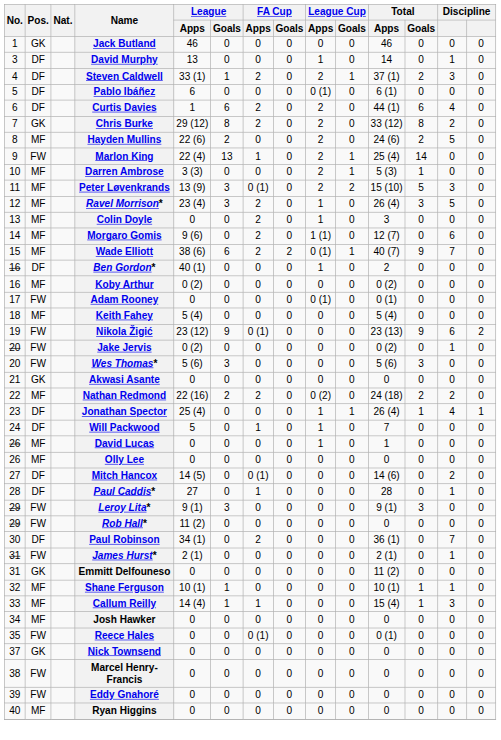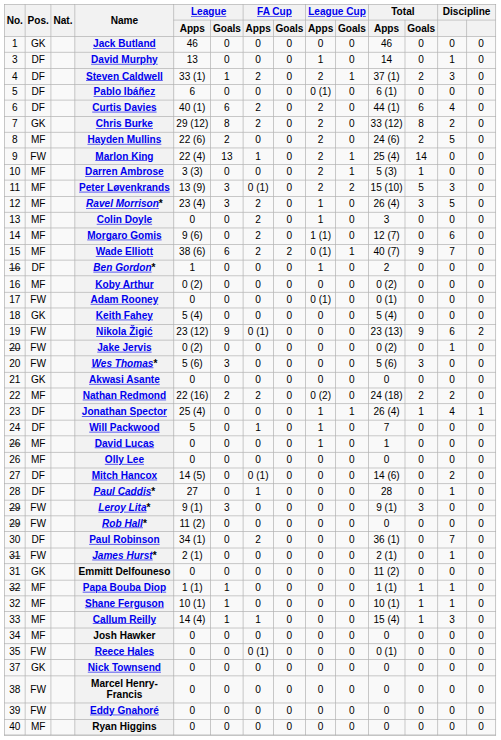(192, 108) 1 -> (192, 108) 40 (1)
(192, 268) 40 (1) -> (192, 268) 1
(38, 316) MF -> (38, 316) GK
+ row: (124, 587)
